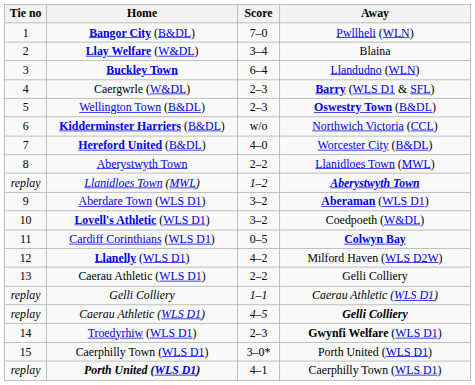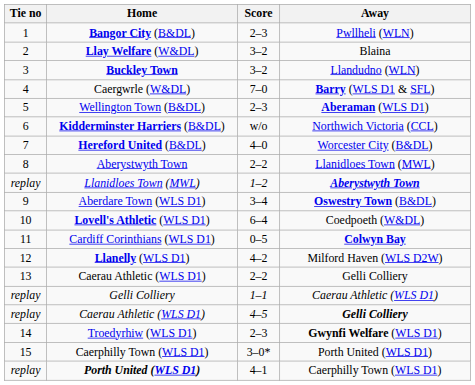(259, 32) 7–0 -> (259, 32) 2–3
(259, 51) 3–4 -> (259, 51) 3–2
(259, 70) 6–4 -> (259, 70) 3–2
(259, 88) 2–3 -> (259, 88) 7–0
(375, 107) Oswestry Town (B&DL) -> (375, 107) Aberaman (WLS D1)
(259, 201) 3–2 -> (259, 201) 3–4
(375, 201) Aberaman (WLS D1) -> (375, 201) Oswestry Town (B&DL)
(259, 220) 3–2 -> (259, 220) 6–4
